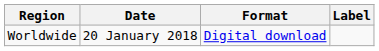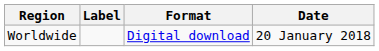columns swapped: (140, 15) <-> (352, 15)
